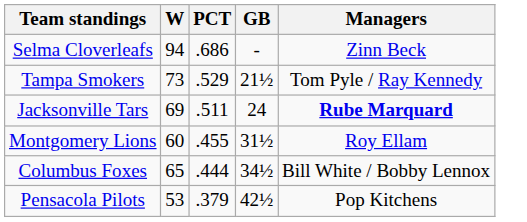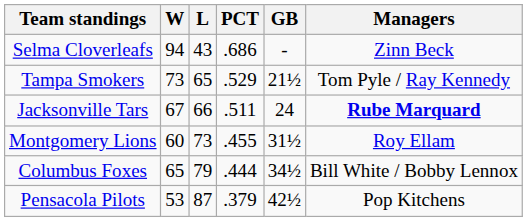+ column: (203, 19)
(175, 110) 69 -> (175, 110) 67
